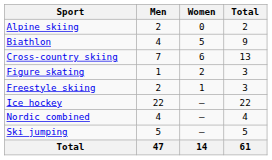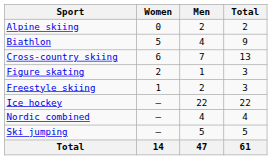columns swapped: (158, 12) <-> (202, 12)
